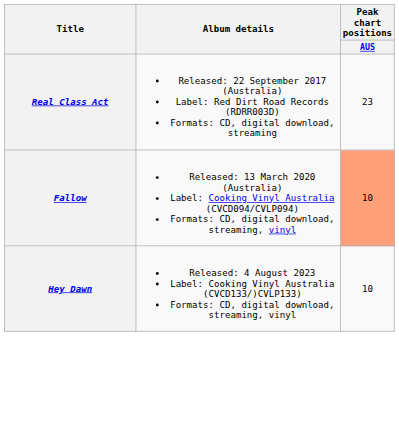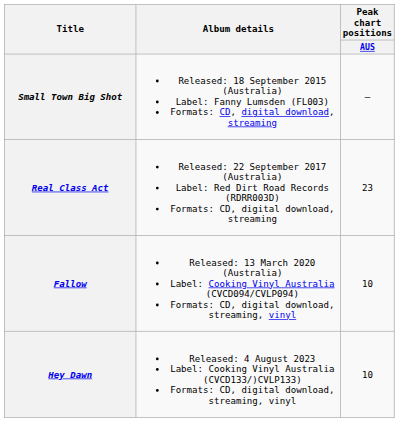+ row: (70, 97)
(367, 198) lightsalmon background -> (367, 284) no background
